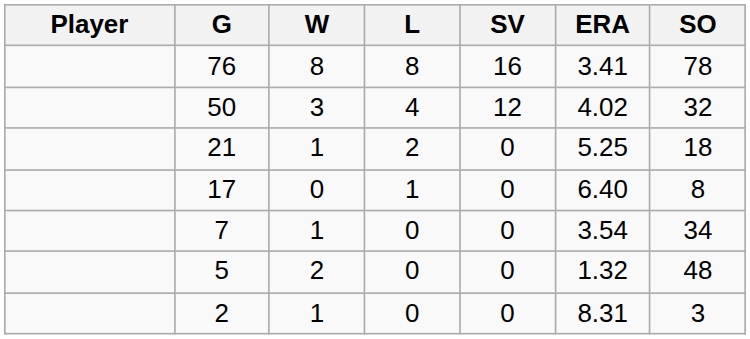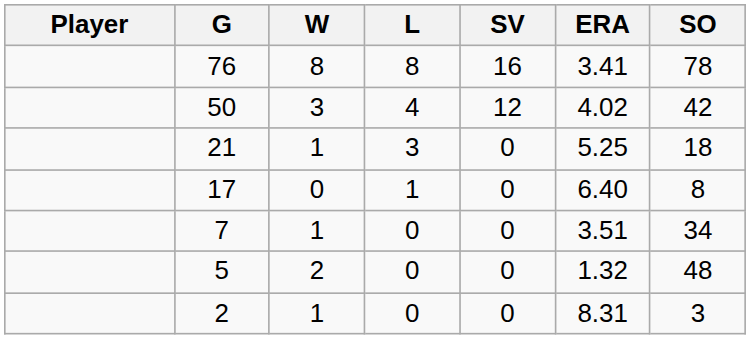(698, 107) 32 -> (698, 107) 42
(412, 148) 2 -> (412, 148) 3
(603, 230) 3.54 -> (603, 230) 3.51
